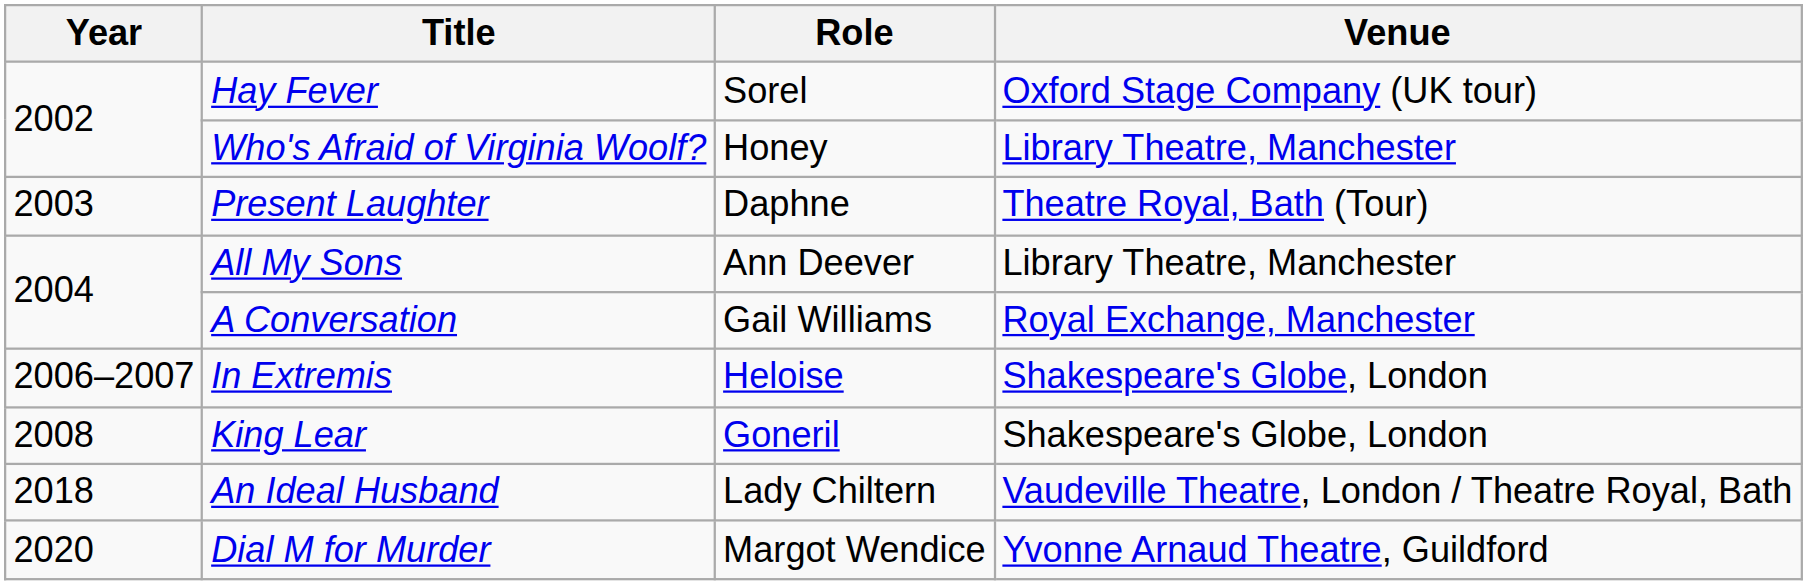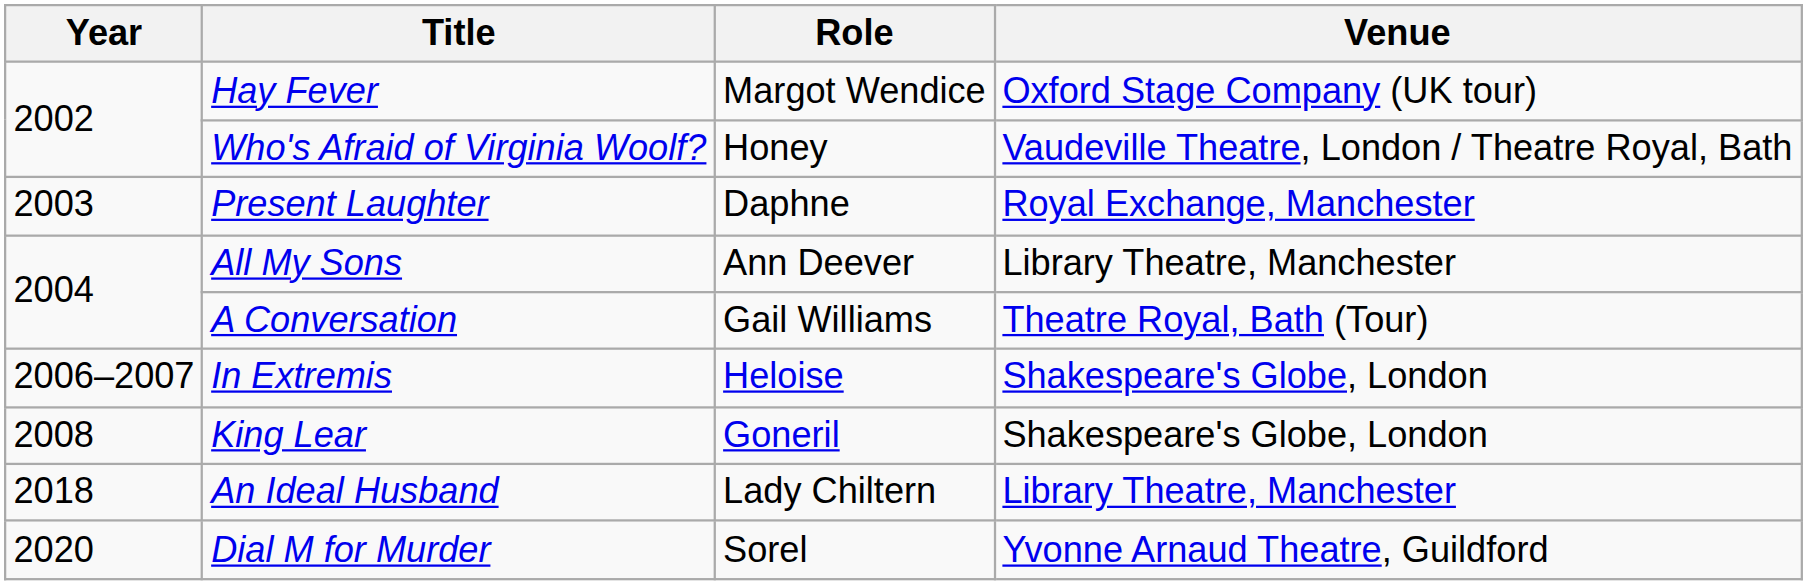(765, 90) Sorel -> (854, 90) Margot Wendice
(1229, 147) Library Theatre, Manchester -> (1397, 147) Vaudeville Theatre, London / Theatre Royal, Bath
(1215, 205) Theatre Royal, Bath (Tour) -> (1239, 205) Royal Exchange, Manchester
(1239, 319) Royal Exchange, Manchester -> (1215, 319) Theatre Royal, Bath (Tour)
(1397, 491) Vaudeville Theatre, London / Theatre Royal, Bath -> (1229, 491) Library Theatre, Manchester
(854, 549) Margot Wendice -> (765, 549) Sorel
